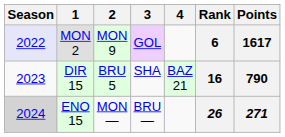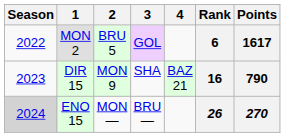(31, 43) lavender background -> (31, 43) no background
(112, 43) MON 9 -> (112, 43) BRU 5
(112, 78) BRU 5 -> (112, 78) MON 9
(257, 114) 271 -> (257, 114) 270
